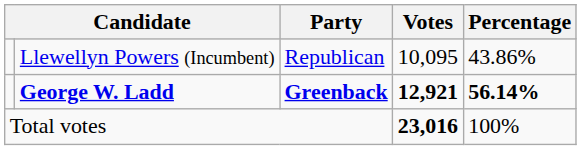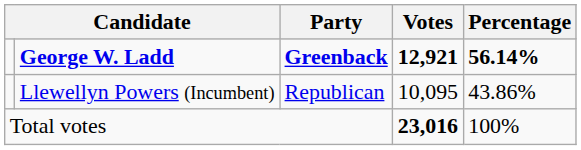rows swapped: (97, 91) <-> (147, 56)
